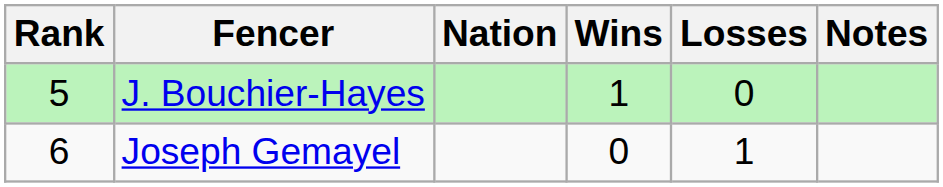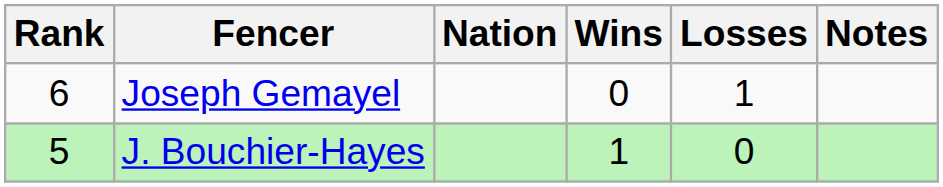rows swapped: (273, 92) <-> (261, 151)
